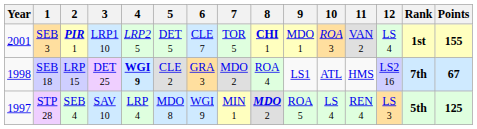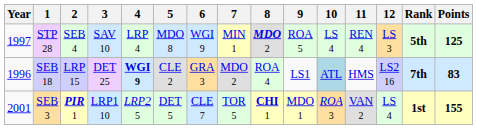rows swapped: (47, 108) <-> (47, 41)
(19, 74) 1998 -> (19, 74) 1996
(331, 74) no background -> (331, 74) lightblue background
(454, 74) 67 -> (454, 74) 83
